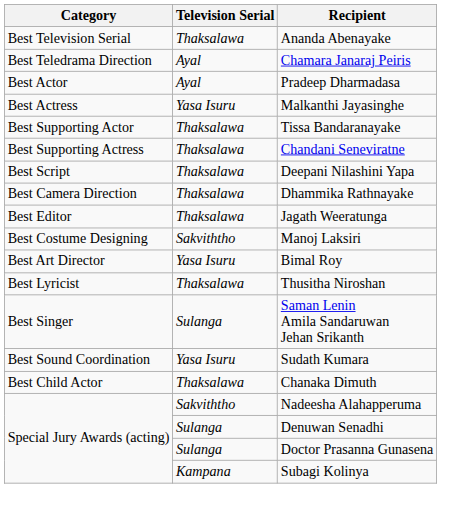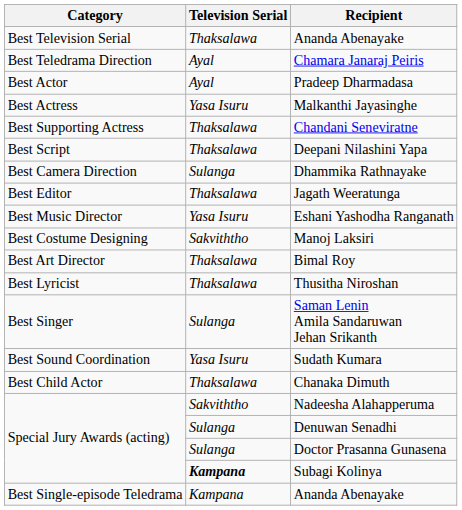- row: (71, 127)
(210, 194) Thaksalawa -> (212, 171) Sulanga
+ row: (65, 216)
(206, 261) Yasa Isuru -> (223, 261) Thaksalawa
(203, 471) normal -> (217, 471) bold
+ row: (95, 493)
